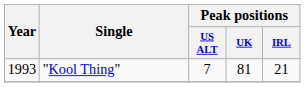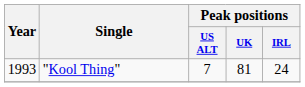(281, 70) 21 -> (281, 70) 24
